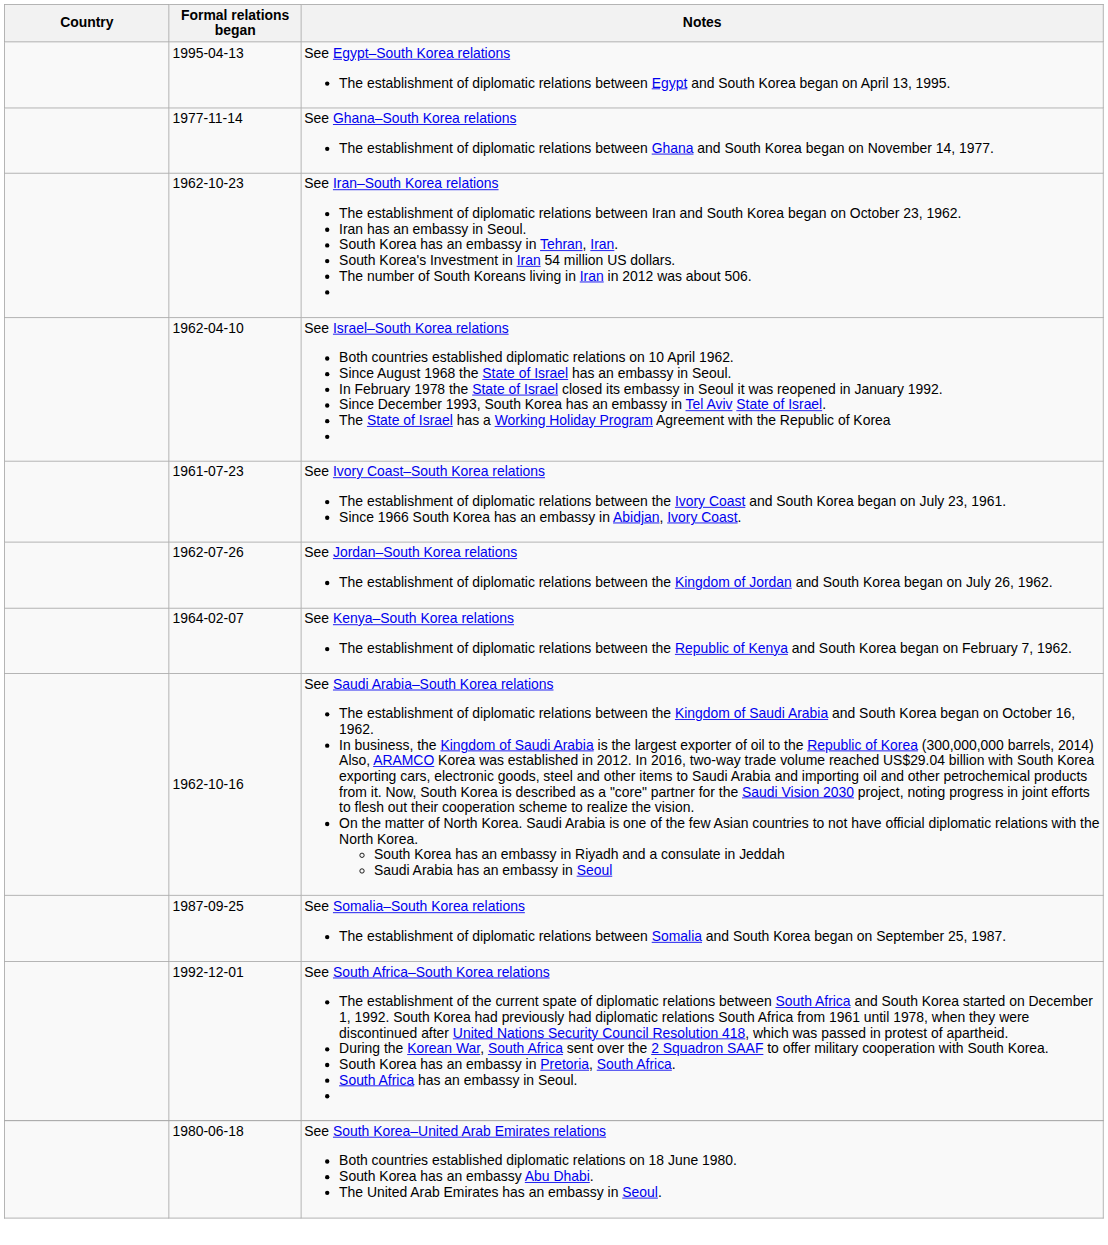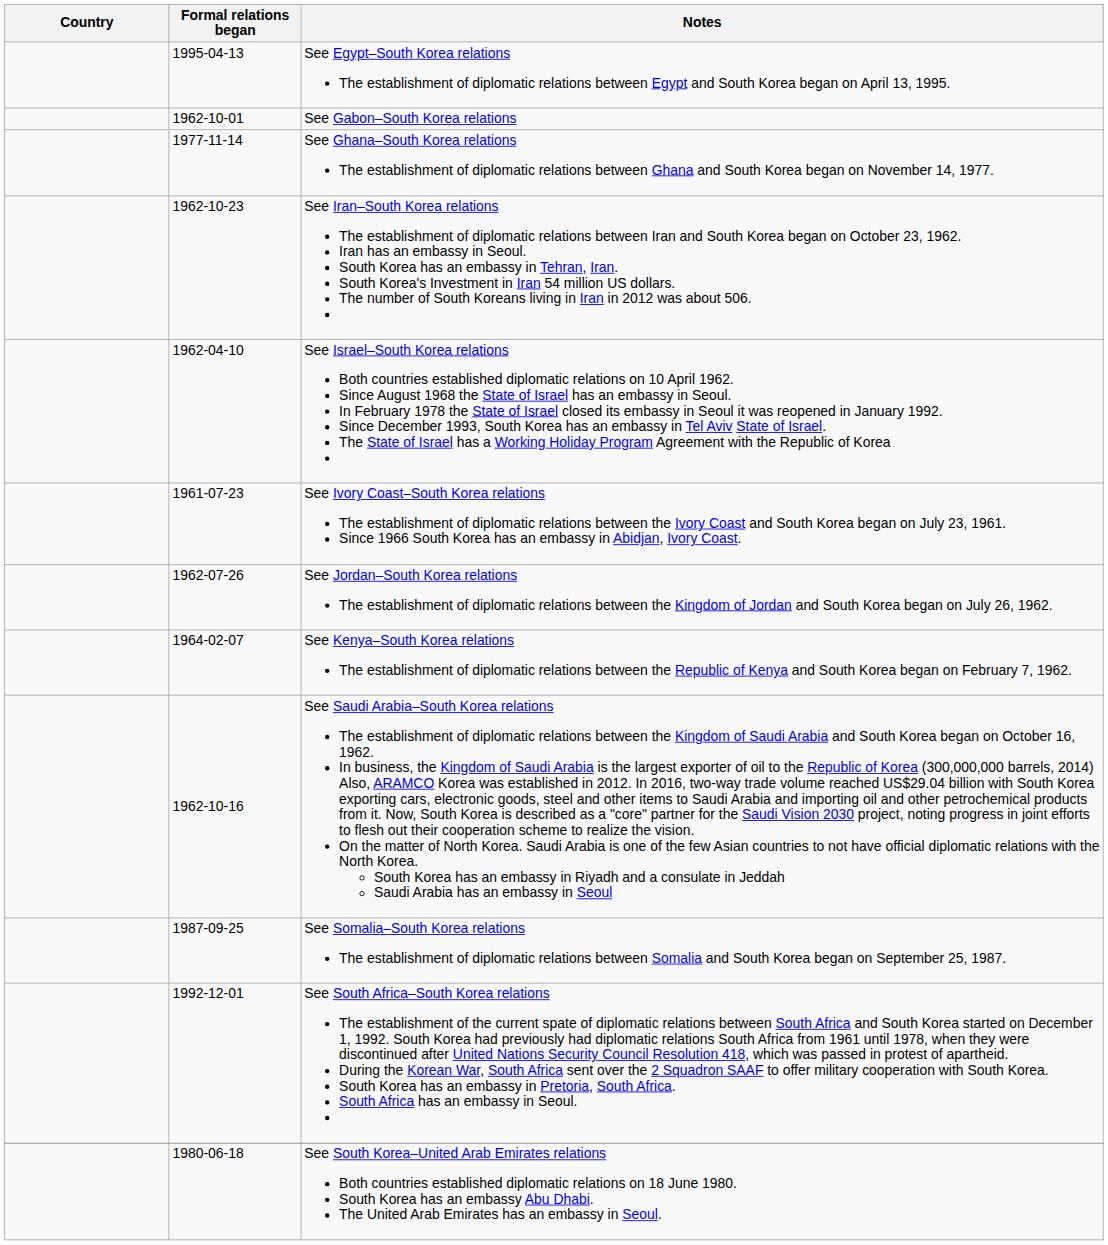+ row: (410, 118)
